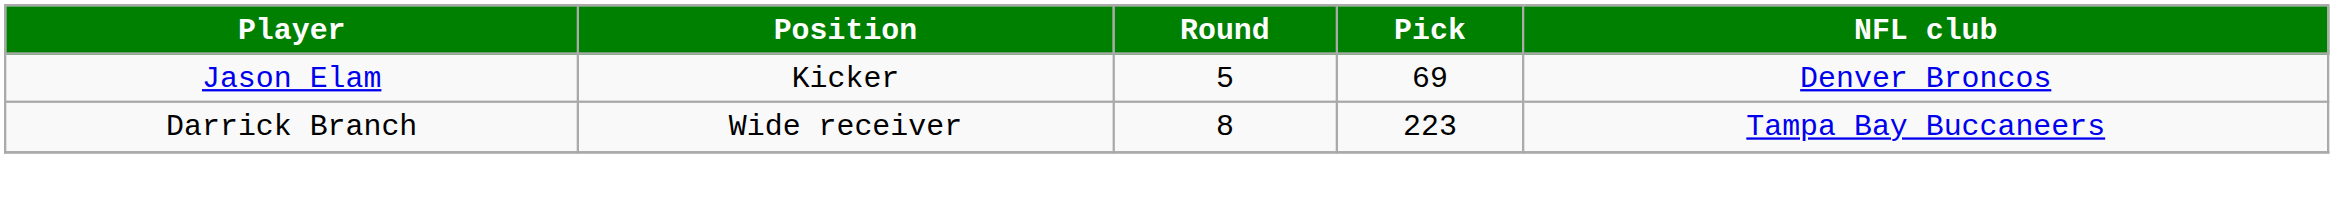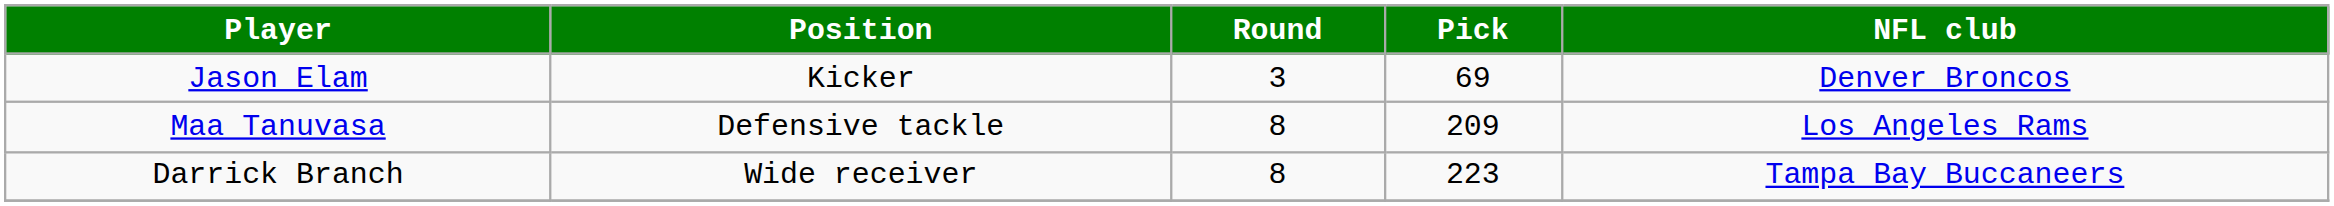(1225, 78) 5 -> (1277, 78) 3
+ row: (278, 127)
